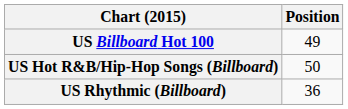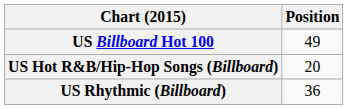(312, 66) 50 -> (312, 66) 20
